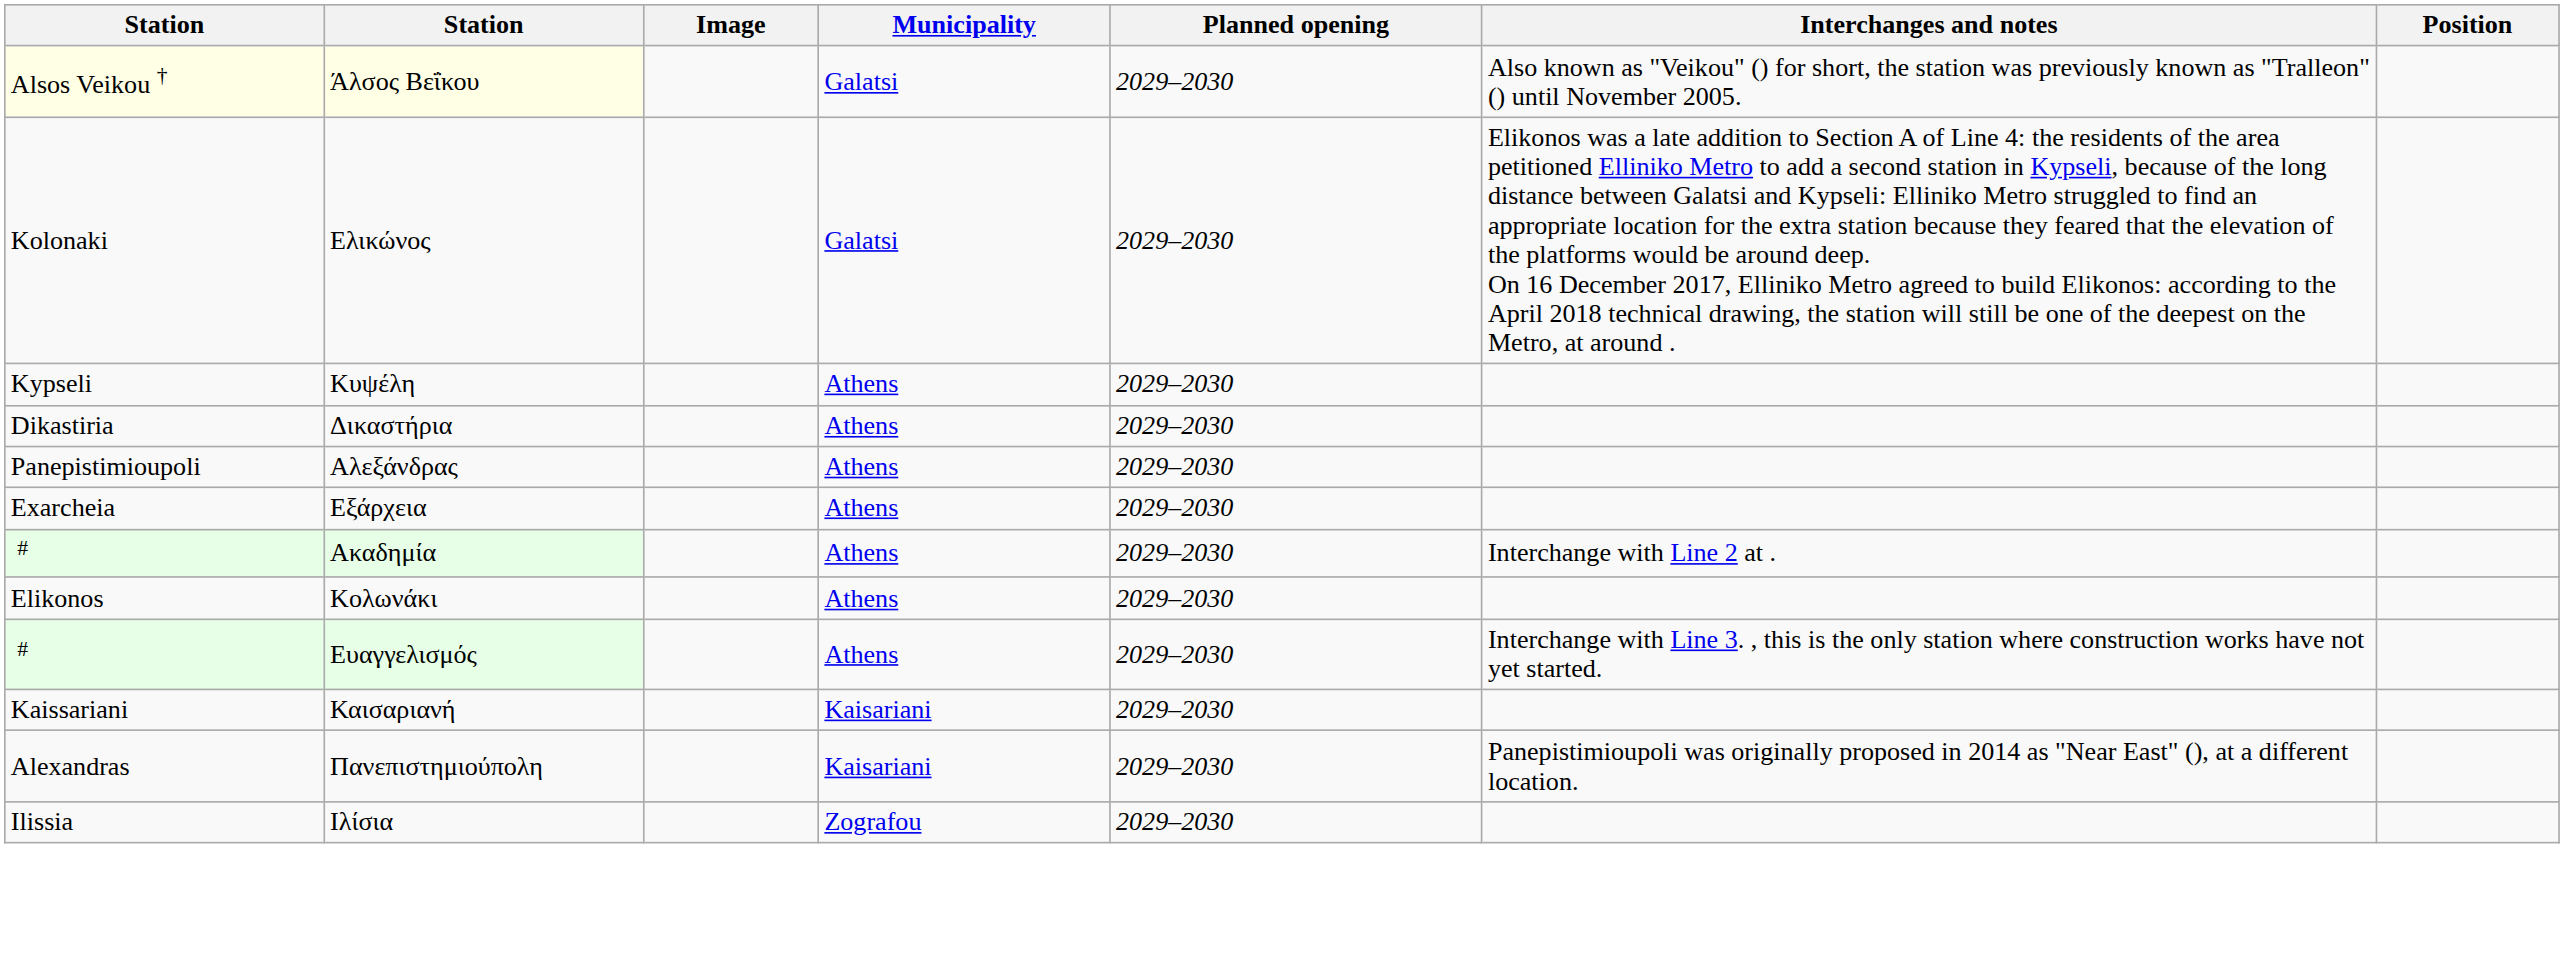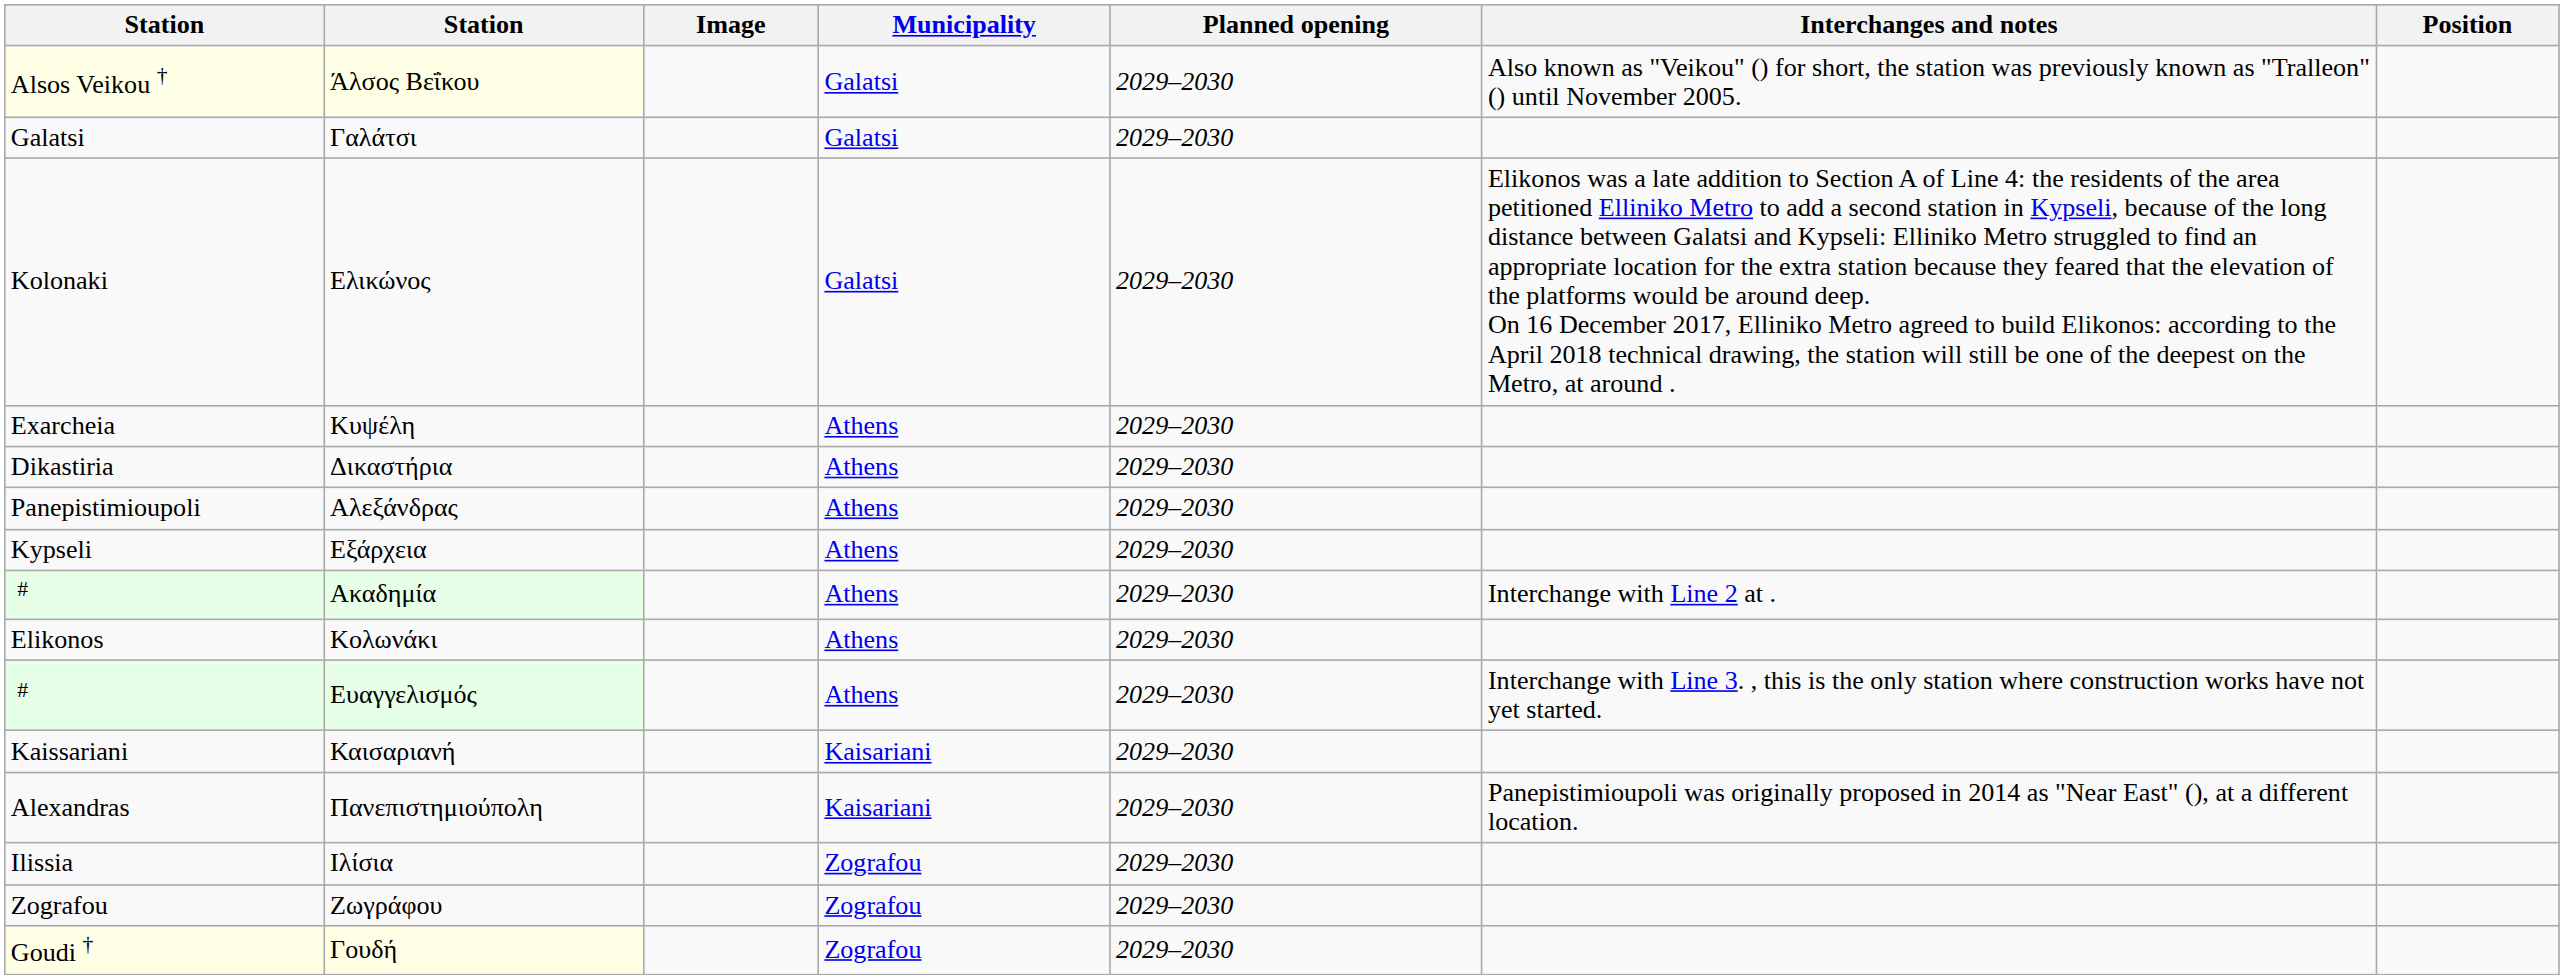+ row: (373, 137)
(51, 383) Kypseli -> (63, 425) Exarcheia
(63, 508) Exarcheia -> (51, 549) Kypseli
+ row: (386, 904)
+ row: (364, 949)
